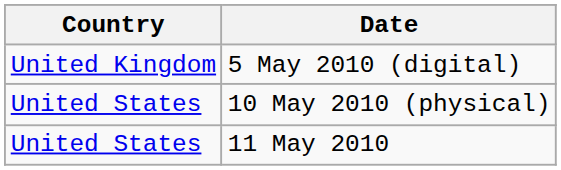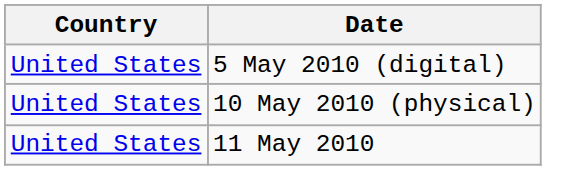(113, 65) United Kingdom -> (106, 65) United States
